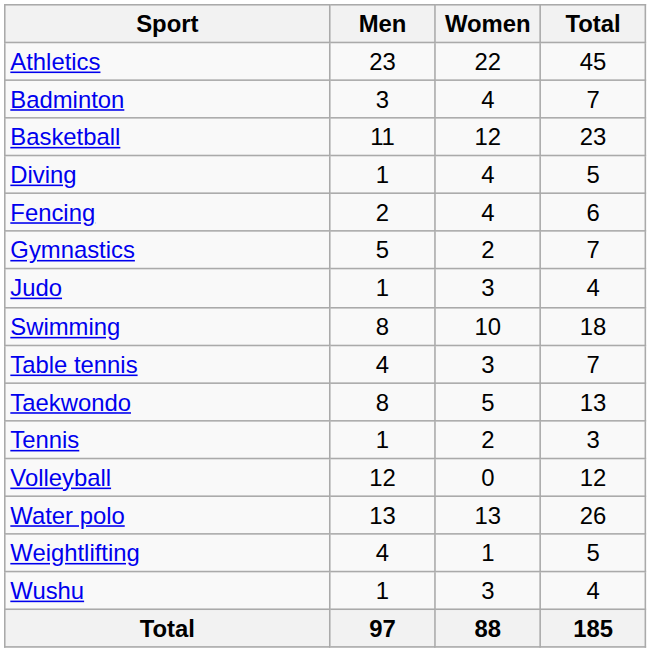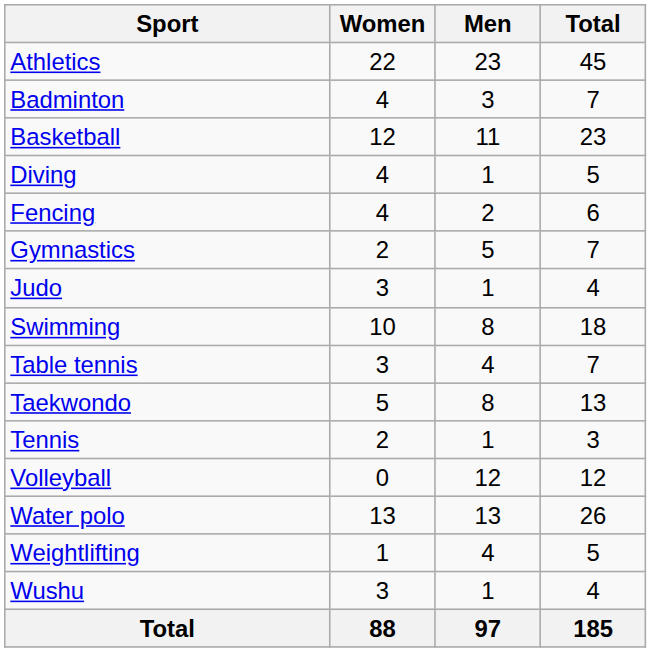columns swapped: (383, 24) <-> (488, 24)
